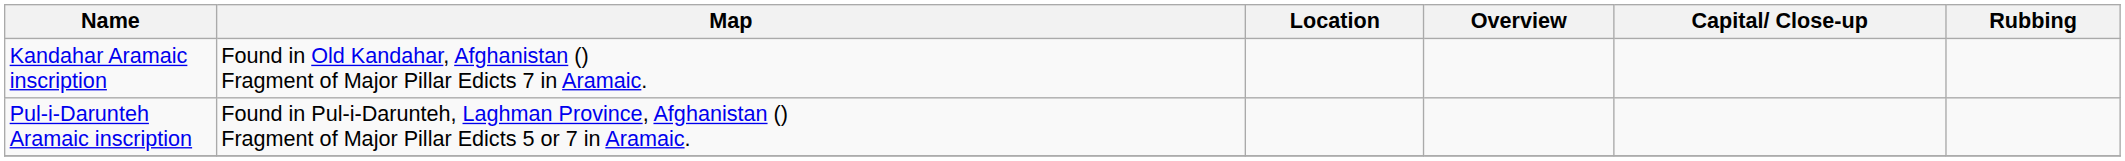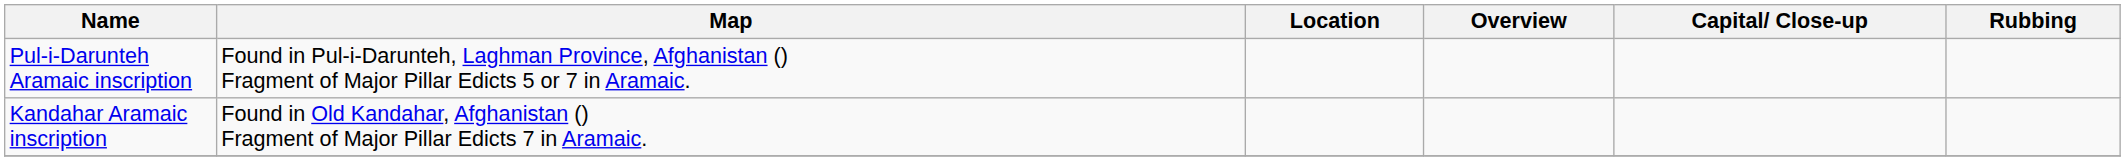rows swapped: (99, 68) <-> (101, 126)
